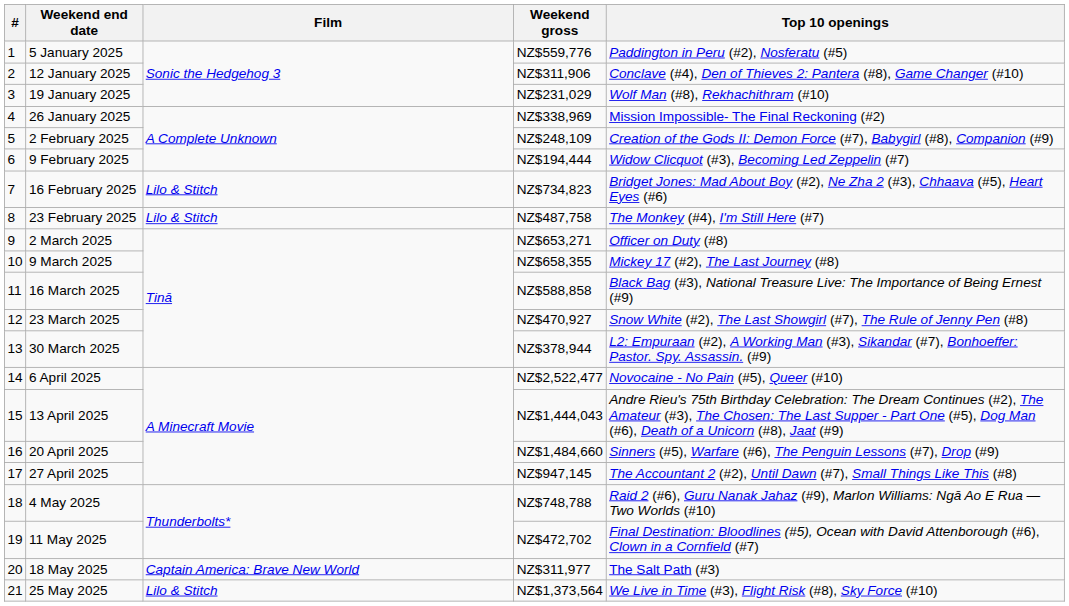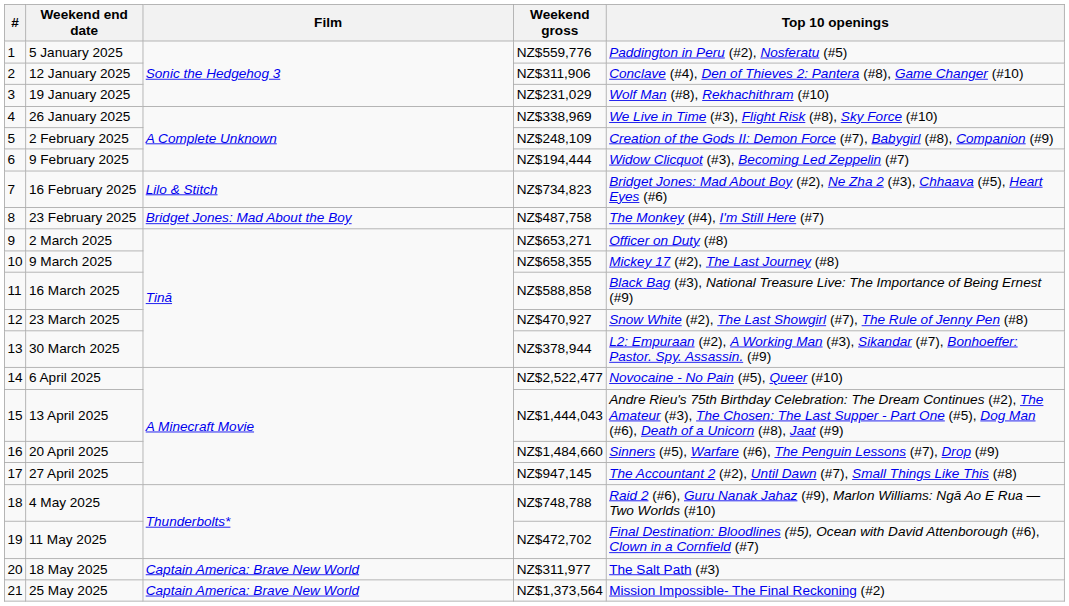(747, 116) Mission Impossible- The Final Reckoning (#2) -> (773, 116) We Live in Time (#3), Flight Risk (#8), Sky Force (#10)
(182, 218) Lilo & Stitch -> (249, 218) Bridget Jones: Mad About the Boy
(182, 590) Lilo & Stitch -> (252, 590) Captain America: Brave New World
(773, 590) We Live in Time (#3), Flight Risk (#8), Sky Force (#10) -> (747, 590) Mission Impossible- The Final Reckoning (#2)
